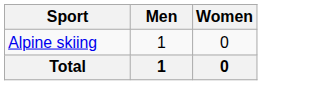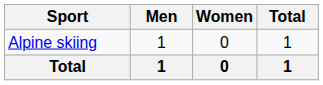+ column: (287, 17)
